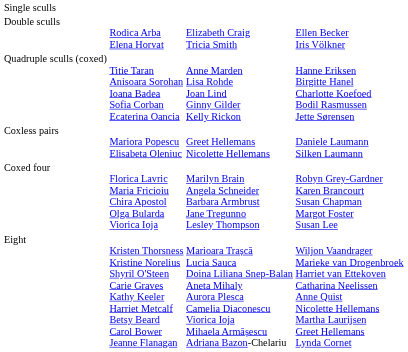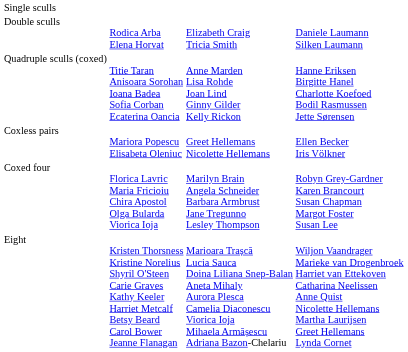(322, 39) Ellen Becker Iris Völkner -> (332, 39) Daniele Laumann Silken Laumann
(332, 148) Daniele Laumann Silken Laumann -> (322, 148) Ellen Becker Iris Völkner
